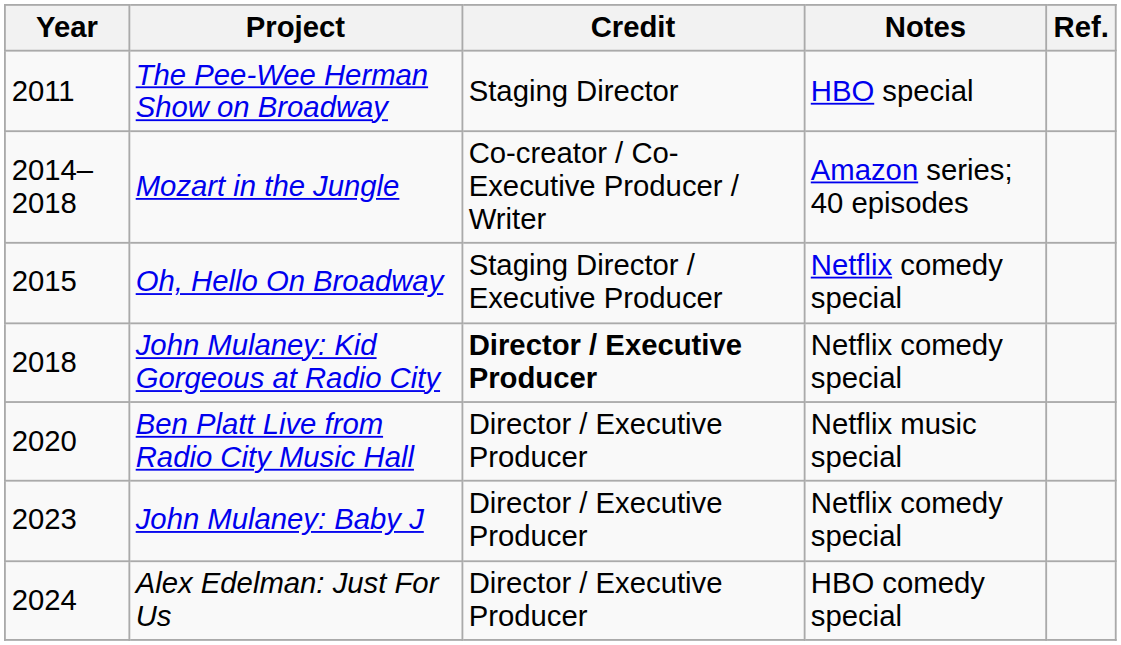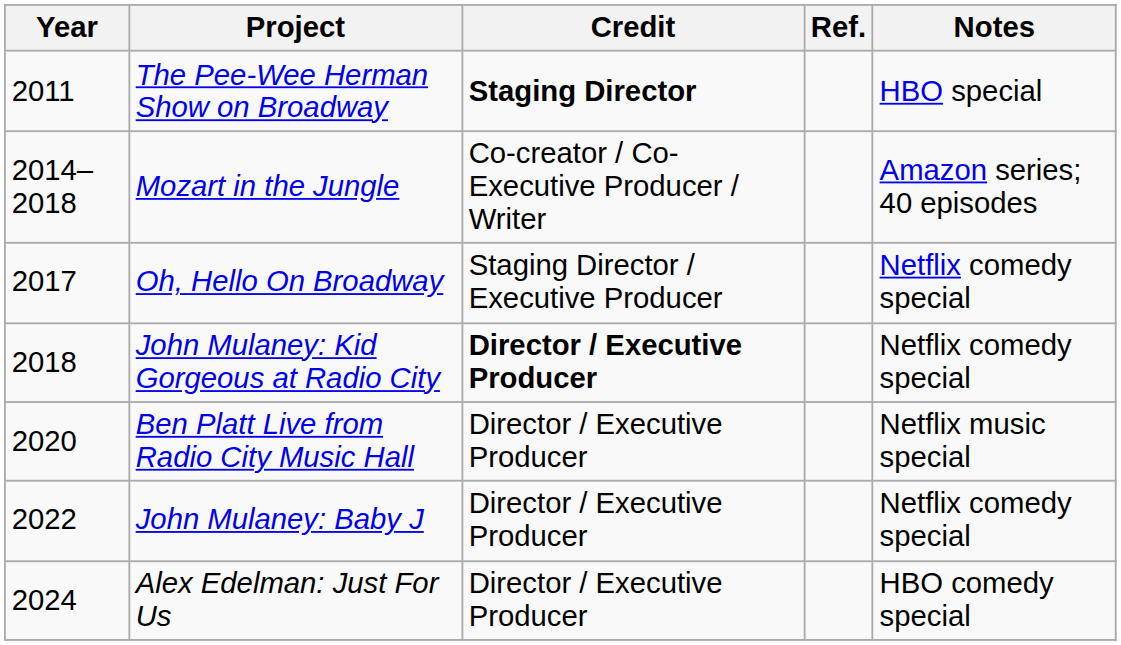columns swapped: (925, 27) <-> (1081, 27)
(574, 90) normal -> (583, 90) bold
(44, 282) 2015 -> (44, 282) 2017
(44, 520) 2023 -> (44, 520) 2022
